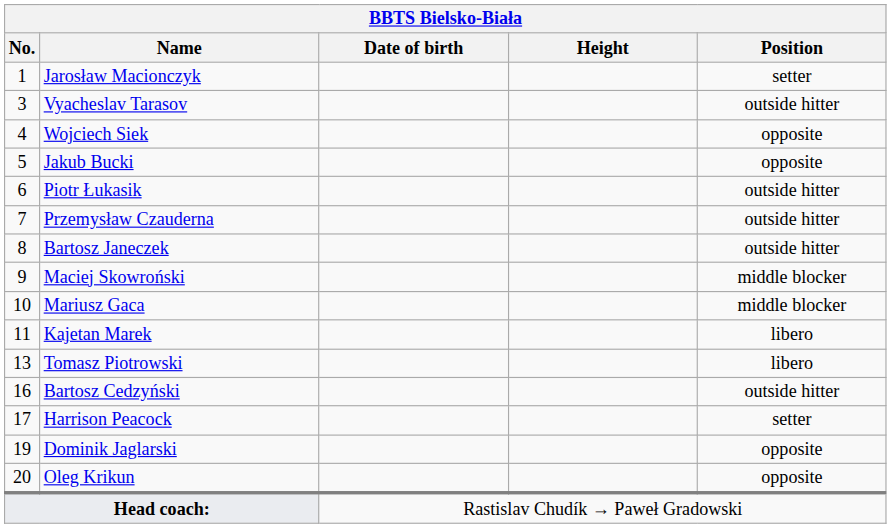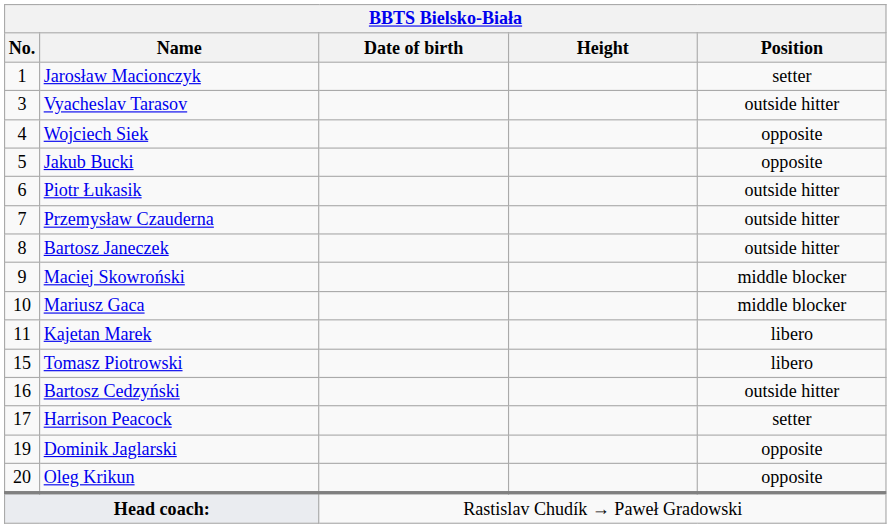(22, 362) 13 -> (22, 362) 15
